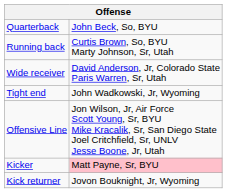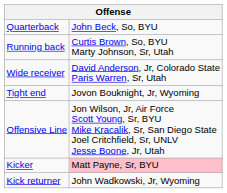(136, 93) John Wadkowski, Jr, Wyoming -> (135, 93) Jovon Bouknight, Jr, Wyoming
(135, 181) Jovon Bouknight, Jr, Wyoming -> (136, 181) John Wadkowski, Jr, Wyoming
